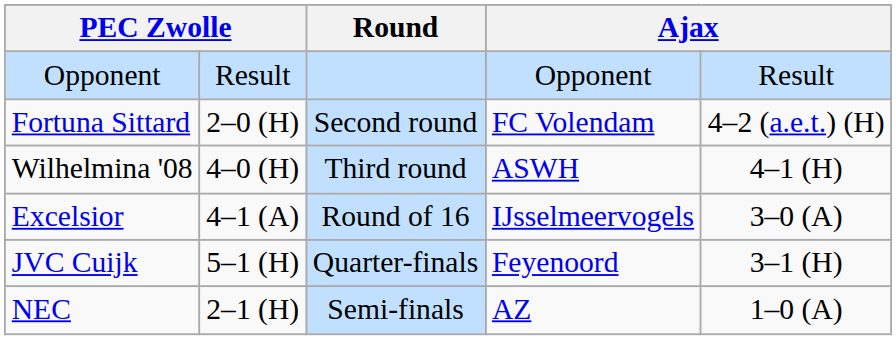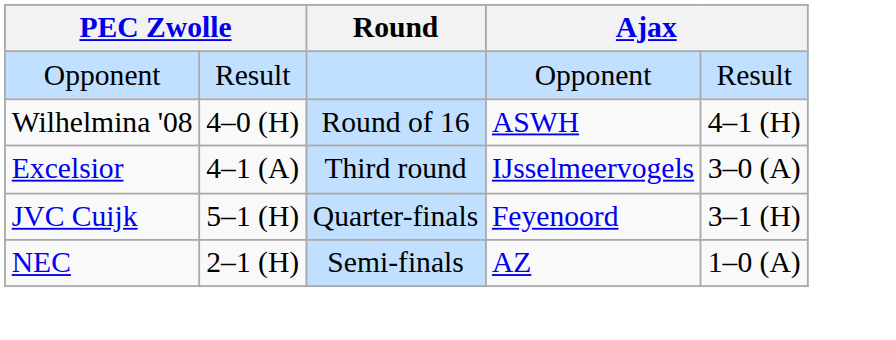- row: (101, 121)
(396, 168) Third round -> (396, 121) Round of 16
(396, 215) Round of 16 -> (396, 168) Third round
